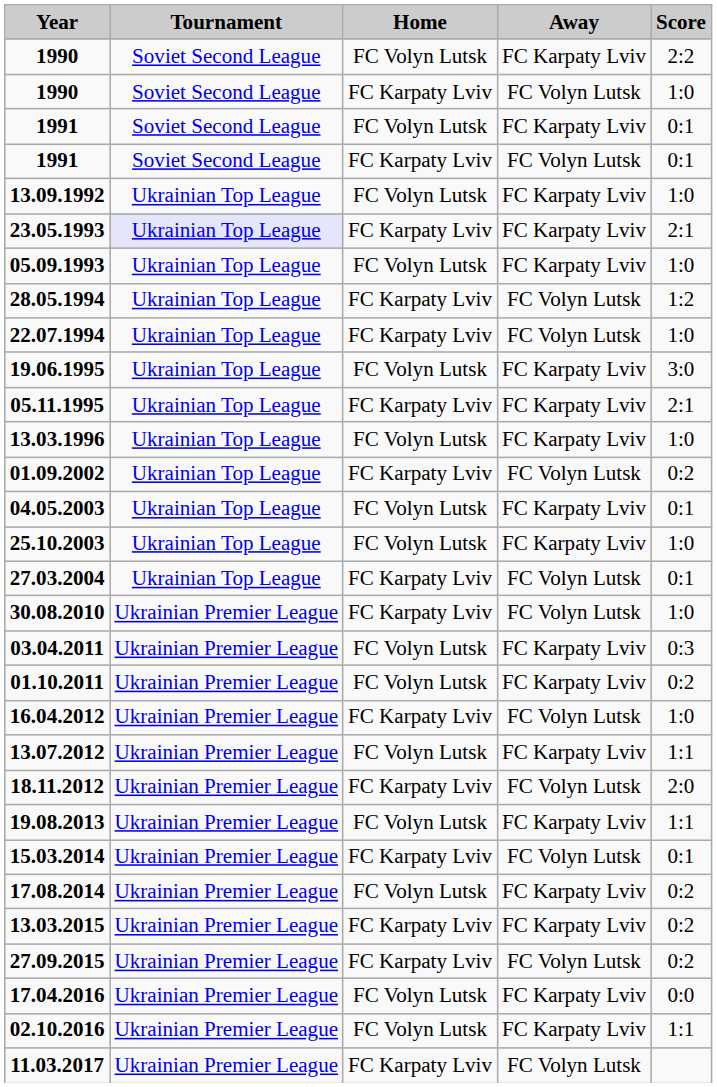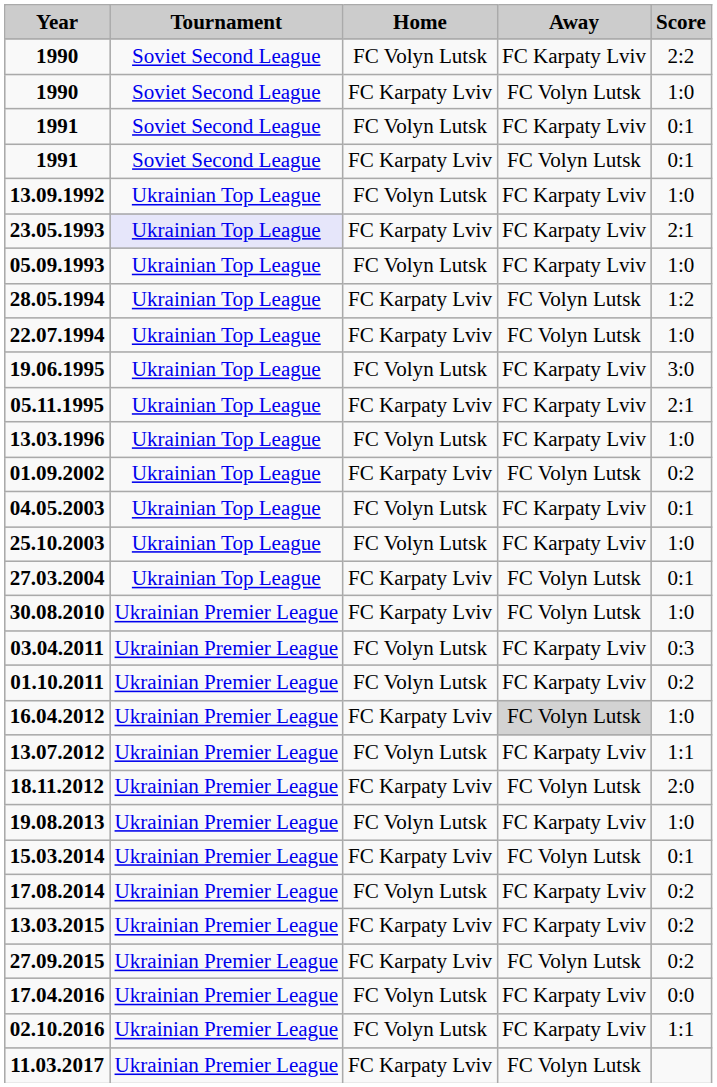(574, 717) no background -> (574, 717) lightgrey background
(681, 821) 1:1 -> (681, 821) 1:0
